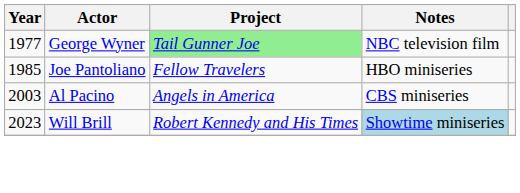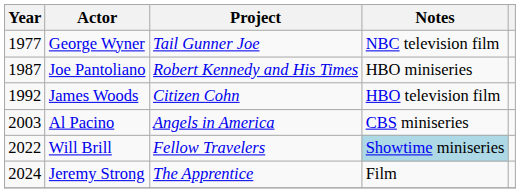(206, 43) lightgreen background -> (206, 43) no background
(25, 69) 1985 -> (25, 69) 1987
(209, 69) Fellow Travelers -> (256, 69) Robert Kennedy and His Times
+ row: (94, 95)
(25, 122) 2023 -> (25, 148) 2022
(256, 122) Robert Kennedy and His Times -> (209, 148) Fellow Travelers
+ row: (97, 174)
